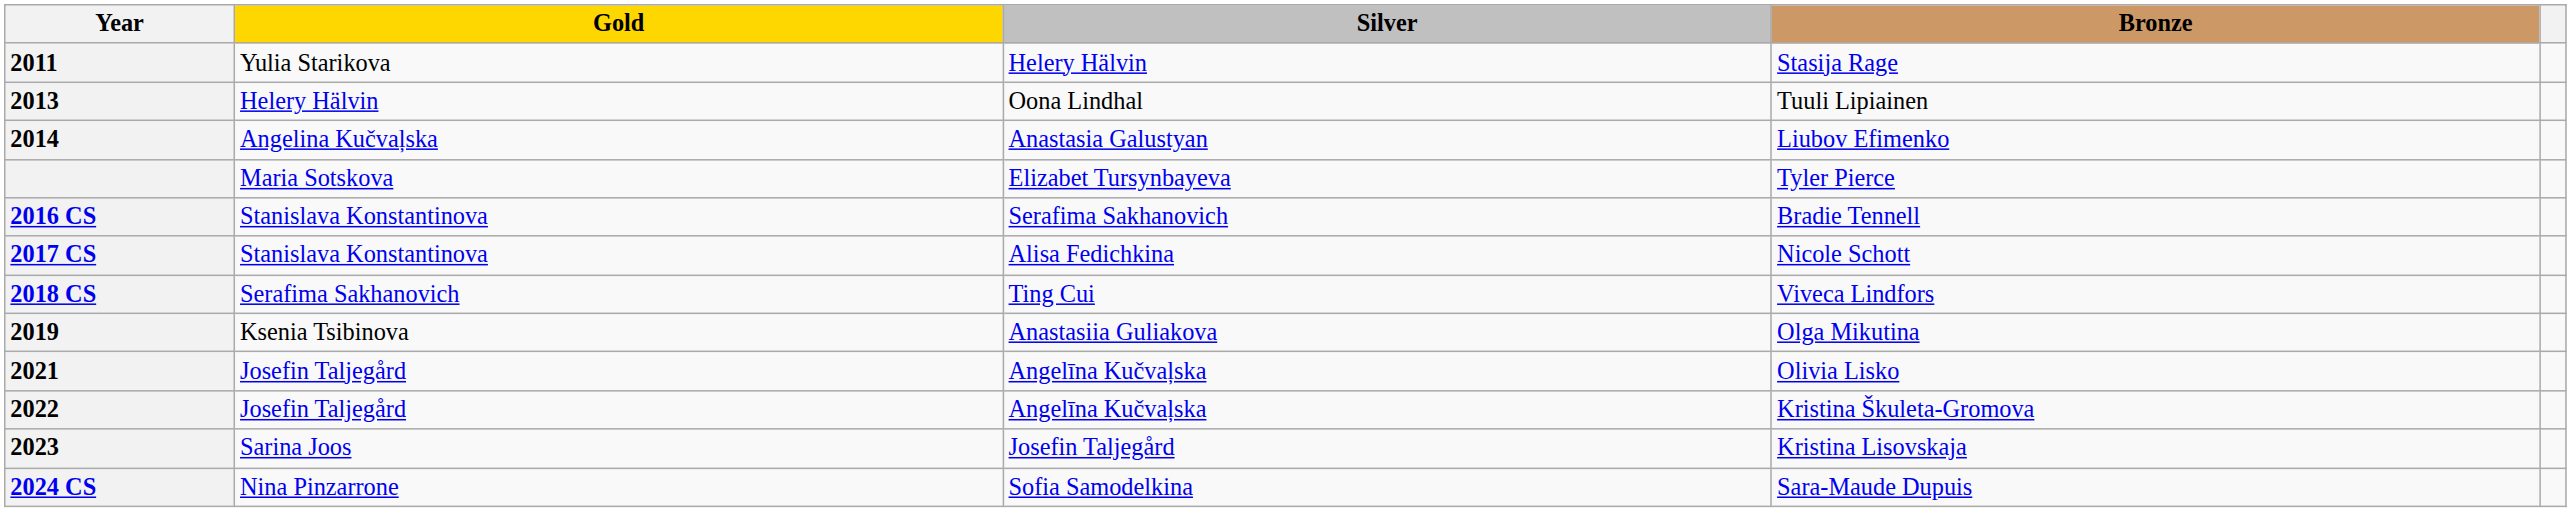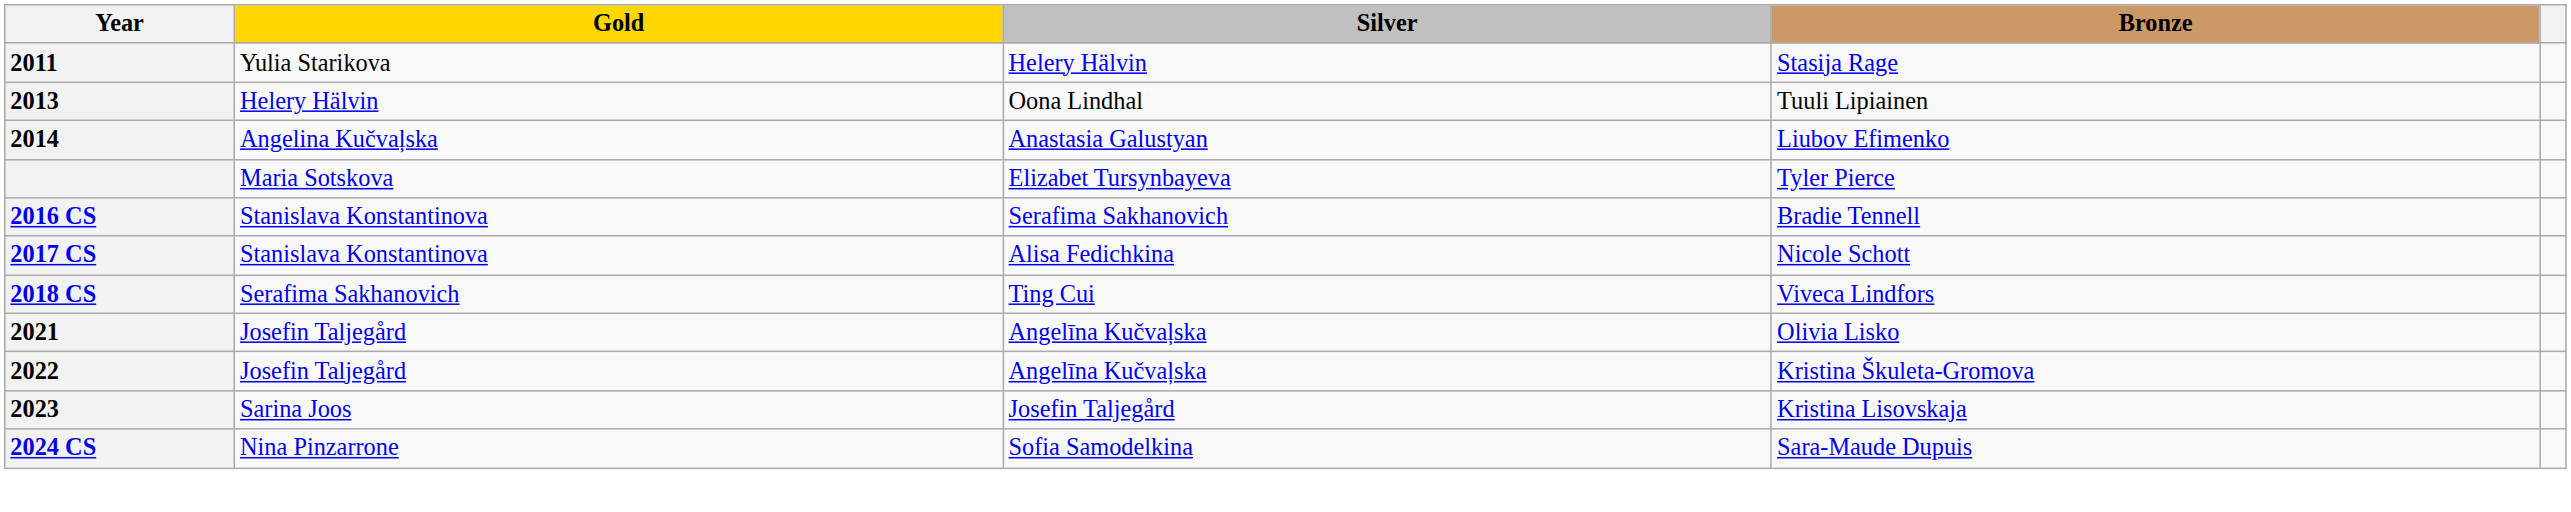- row: (1848, 332)
